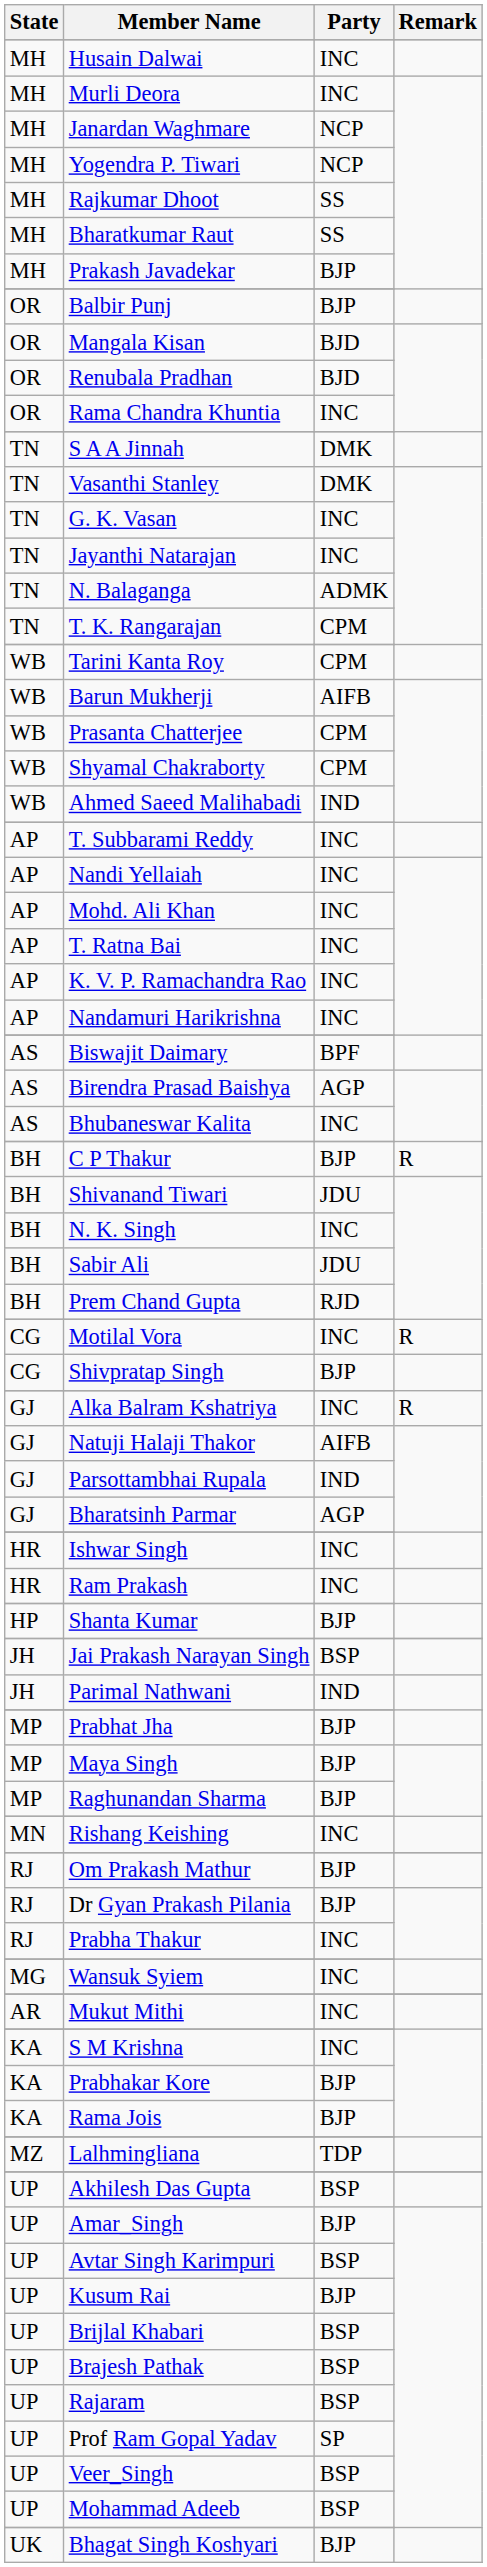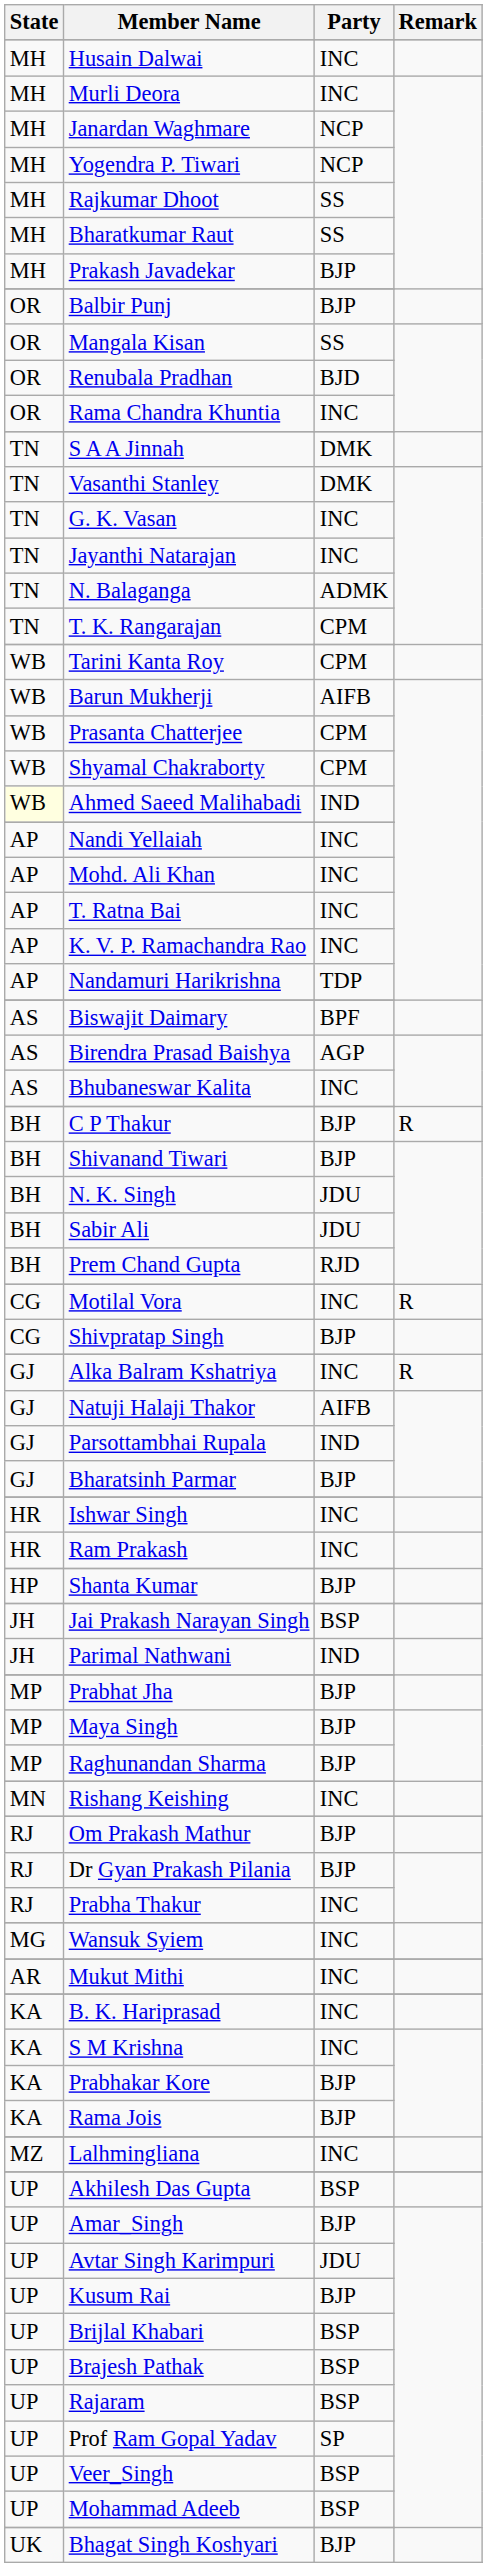(340, 341) BJD -> (332, 341) SS
(28, 803) no background -> (28, 803) lightyellow background
- row: (161, 839)
(339, 1016) INC -> (341, 981) TDP
(340, 1194) JDU -> (338, 1159) BJP
(339, 1230) INC -> (340, 1194) JDU
(342, 1514) AGP -> (338, 1478) BJP
+ row: (145, 2011)
(341, 2153) TDP -> (339, 2153) INC
(340, 2260) BSP -> (340, 2260) JDU
